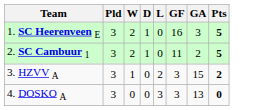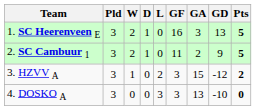+ column: (220, 13)
